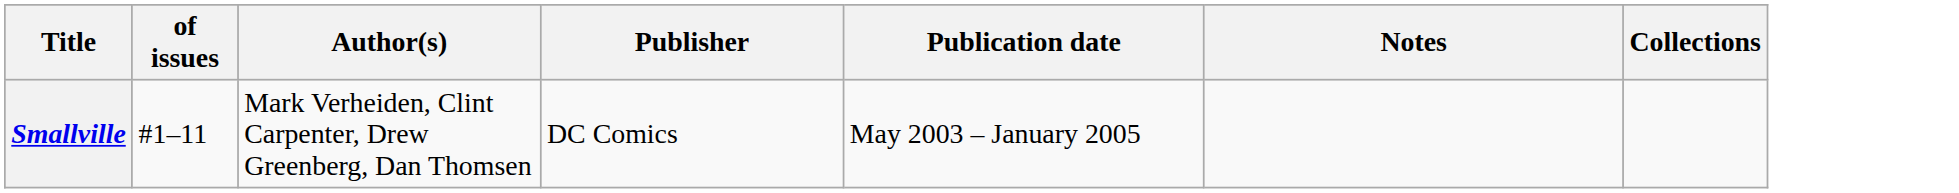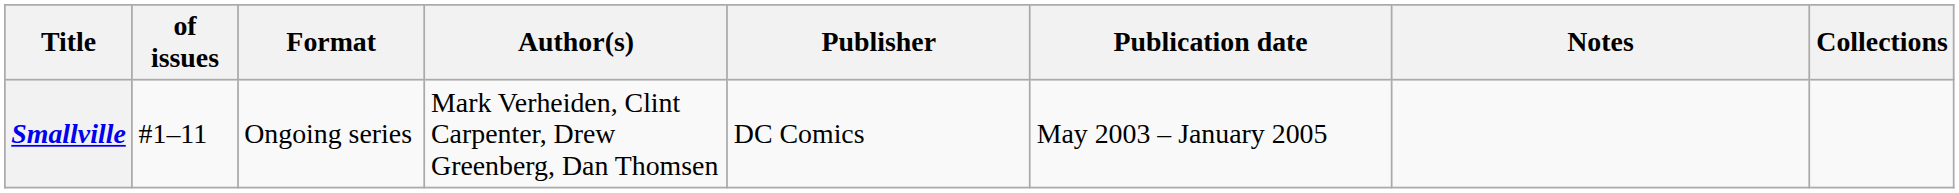+ column: (331, 42)
